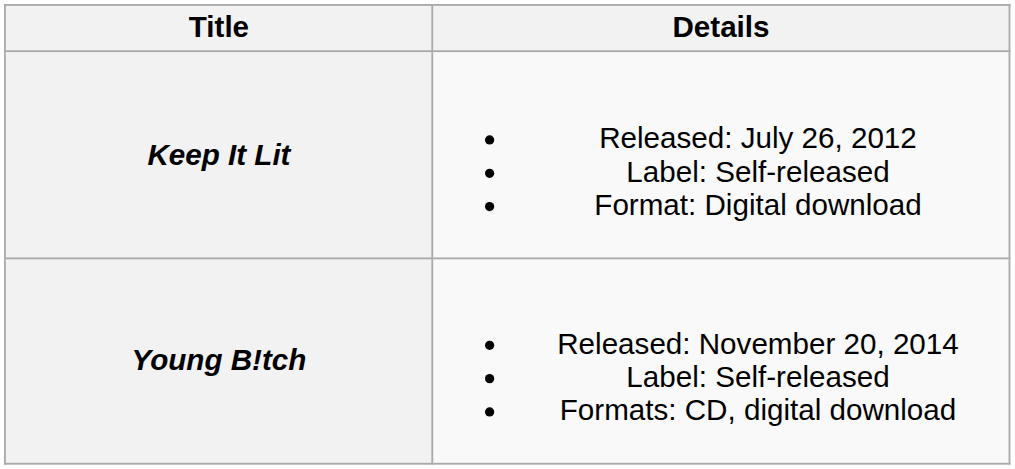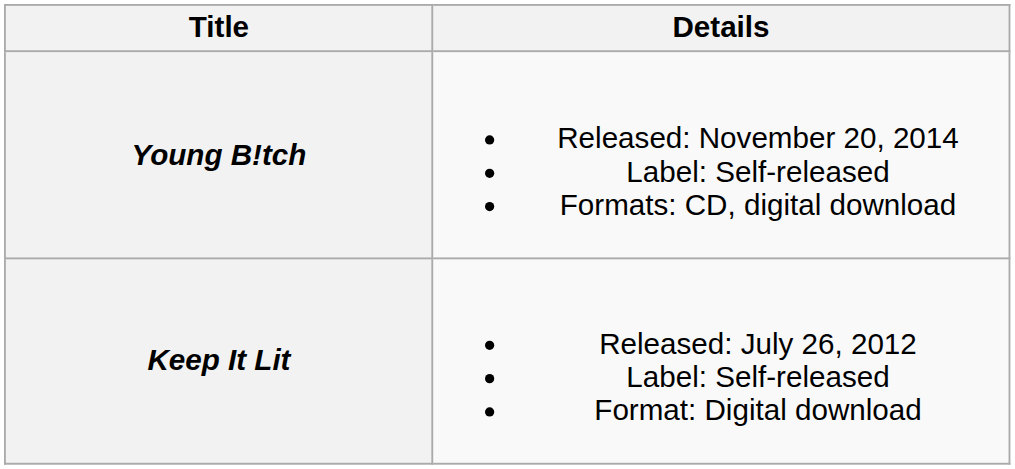rows swapped: (219, 154) <-> (219, 360)
